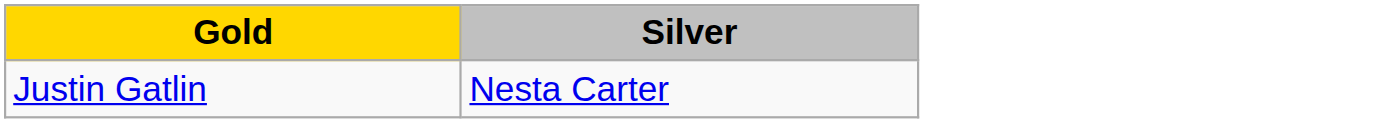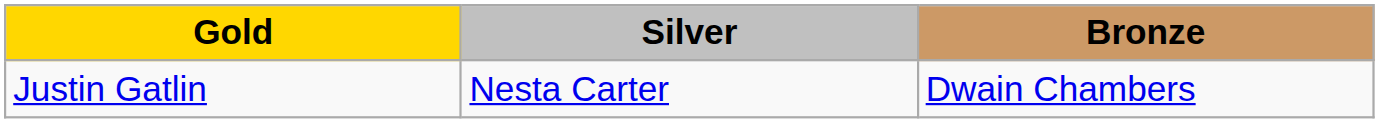+ column: (1146, 32)
